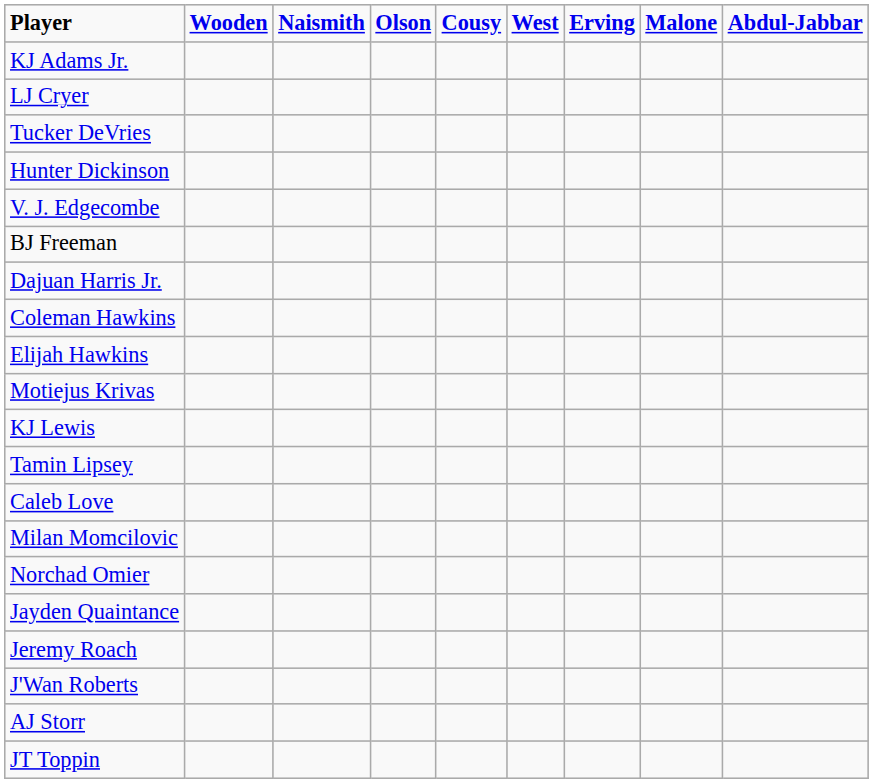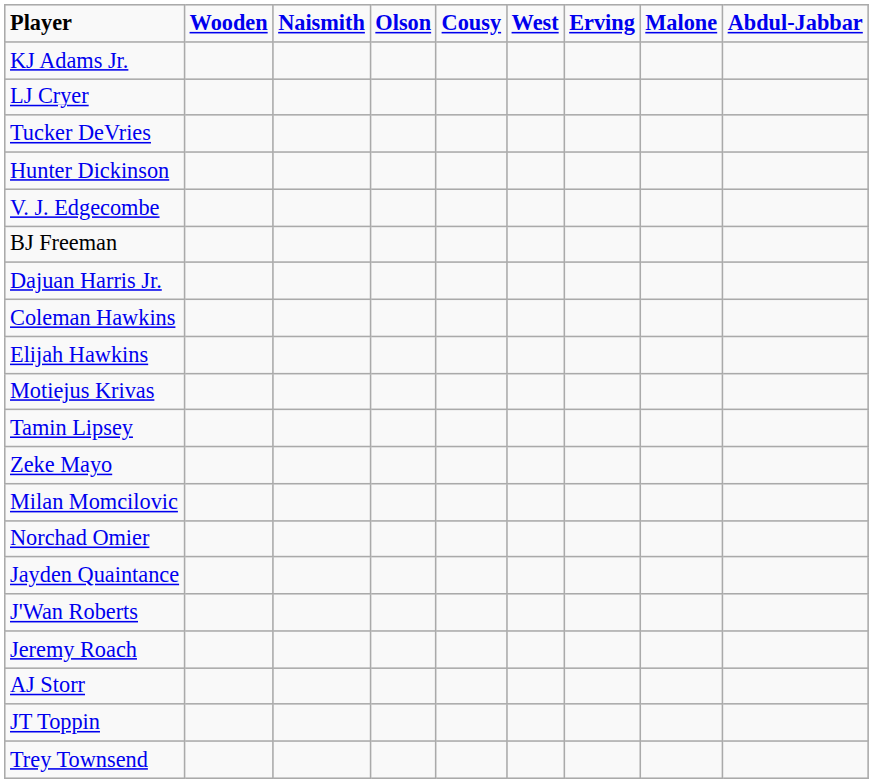- row: (52, 428)
- row: (62, 501)
+ row: (61, 465)
rows swapped: (73, 649) <-> (74, 685)
+ row: (79, 759)
